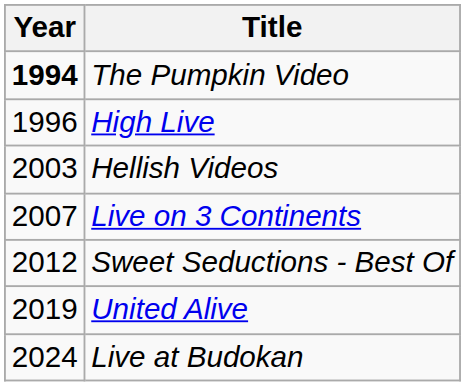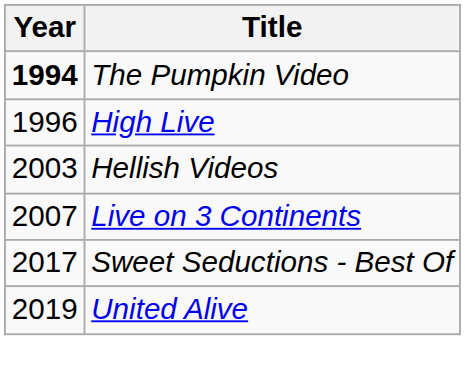(45, 262) 2012 -> (45, 262) 2017
- row: (197, 356)
